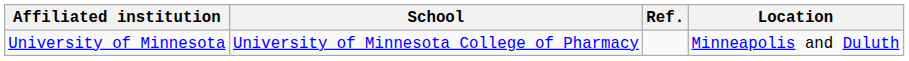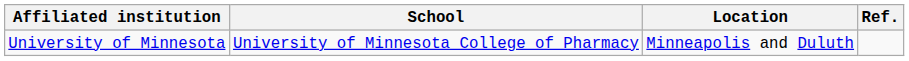columns swapped: (795, 17) <-> (665, 17)
